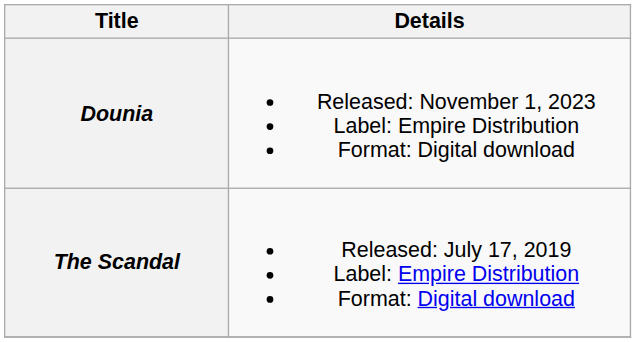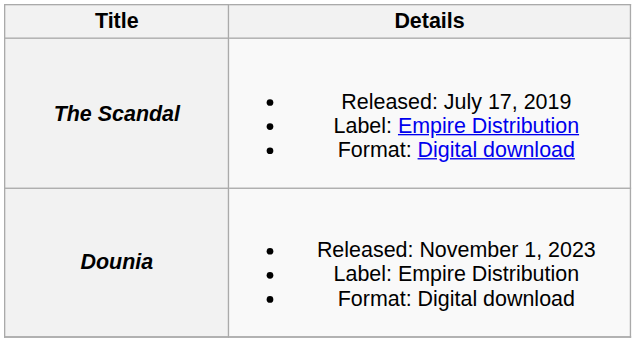rows swapped: (117, 262) <-> (117, 113)
